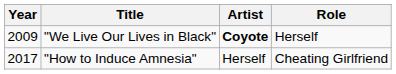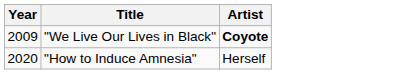- column: (331, 15)
(23, 58) 2017 -> (23, 58) 2020
